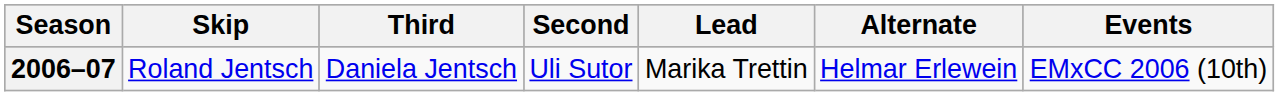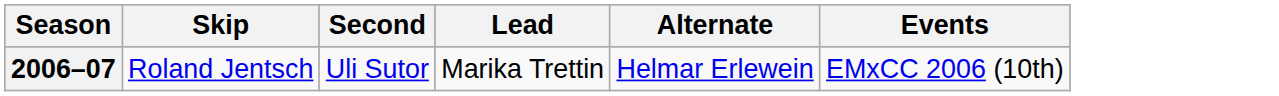- column: (421, 25)
